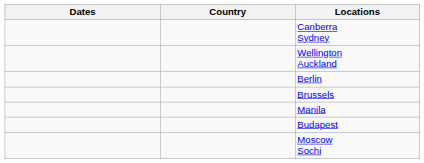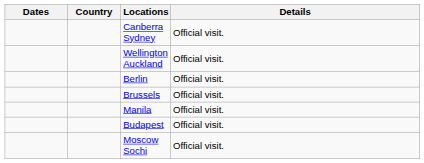+ column: (295, 12)
